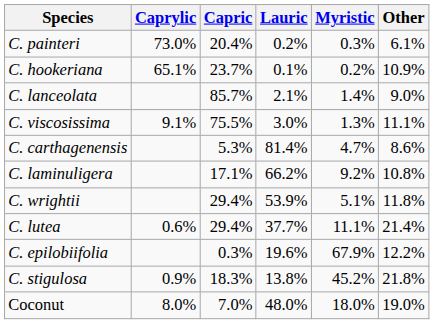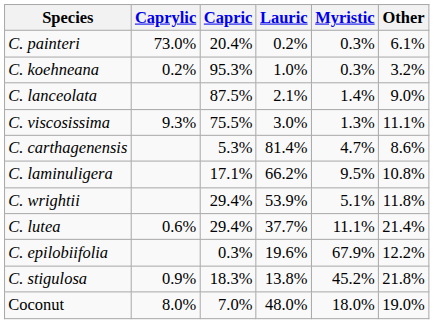- row: (55, 69)
+ row: (54, 69)
(231, 95) 85.7% -> (231, 95) 87.5%
(179, 122) 9.1% -> (179, 122) 9.3%
(357, 174) 9.2% -> (357, 174) 9.5%
